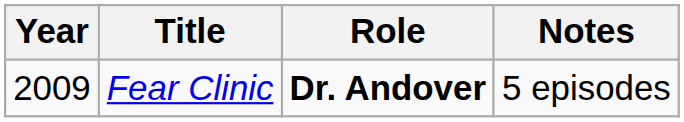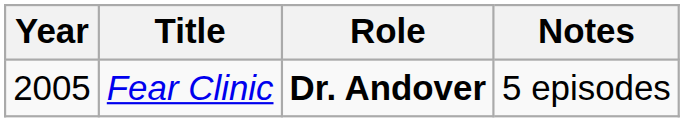(52, 87) 2009 -> (52, 87) 2005
